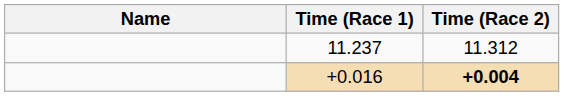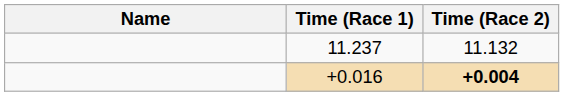(491, 47) 11.312 -> (491, 47) 11.132
